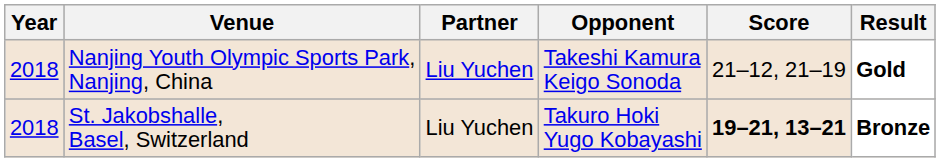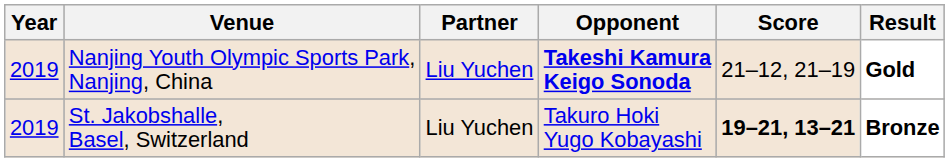(34, 69) 2018 -> (34, 69) 2019
(622, 69) normal -> (627, 69) bold
(34, 128) 2018 -> (34, 128) 2019
